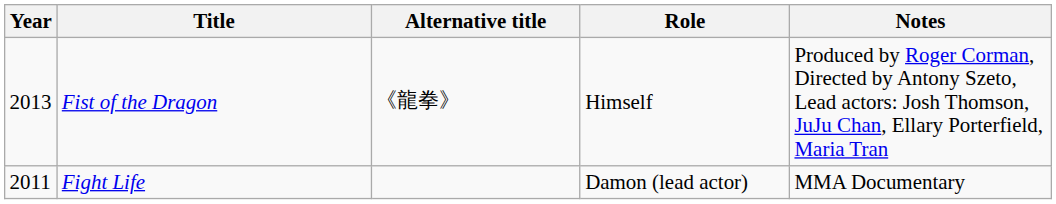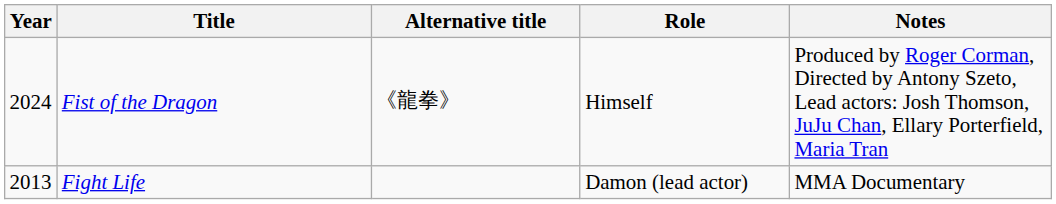(30, 101) 2013 -> (30, 101) 2024
(30, 181) 2011 -> (30, 181) 2013
